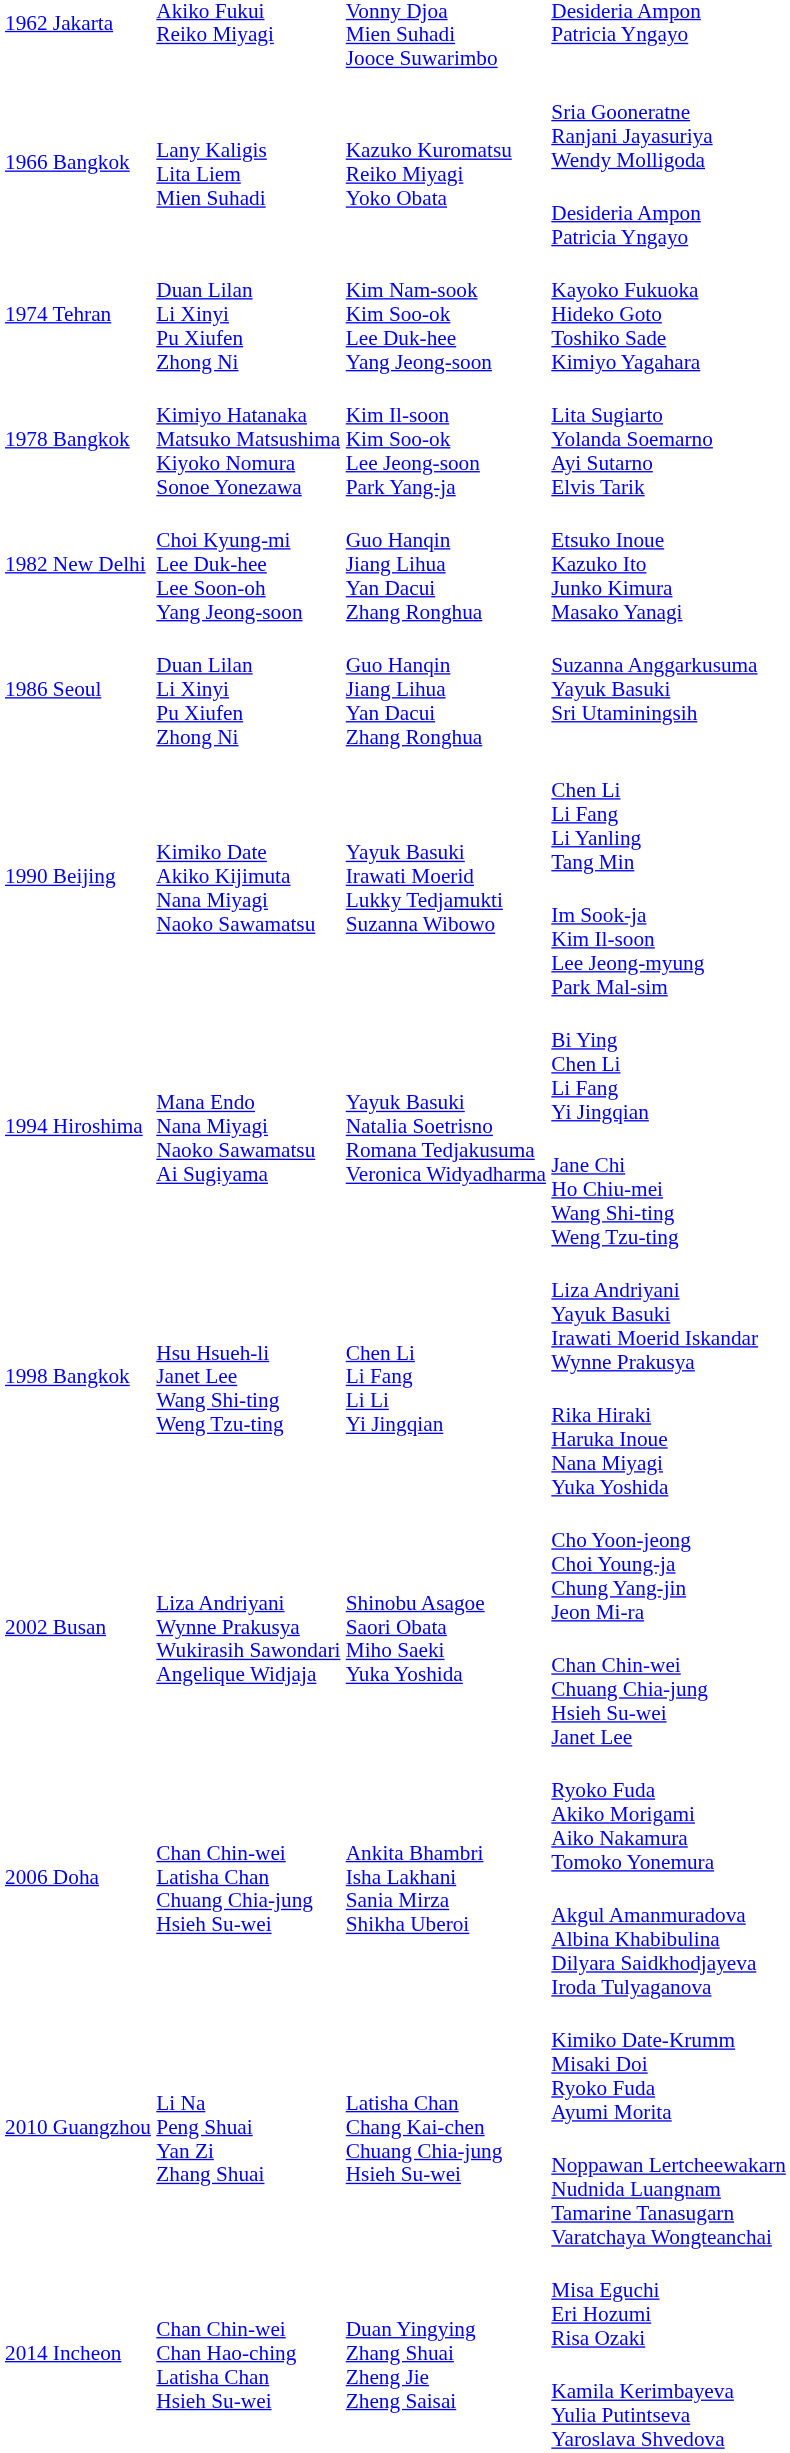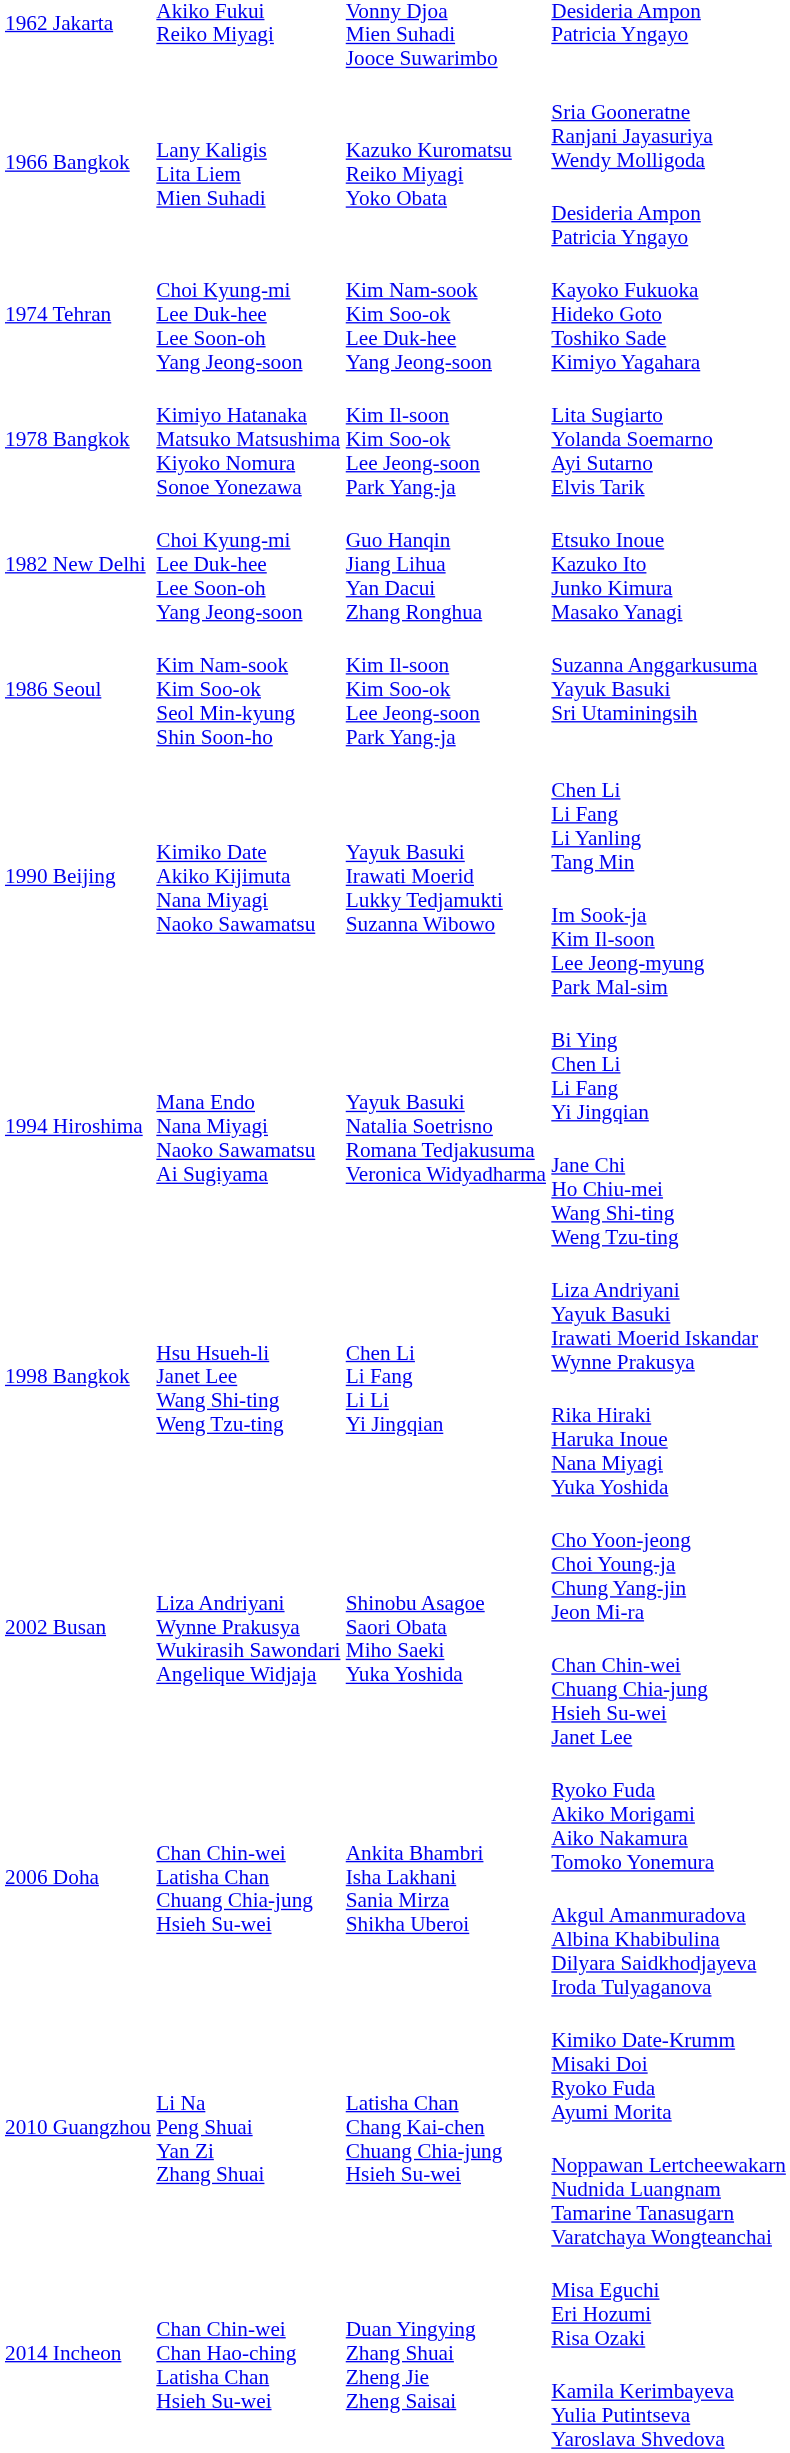(204, 325) Duan Lilan Li Xinyi Pu Xiufen Zhong Ni -> (229, 325) Choi Kyung-mi Lee Duk-hee Lee Soon-oh Yang Jeong-soon
(204, 701) Duan Lilan Li Xinyi Pu Xiufen Zhong Ni -> (226, 701) Kim Nam-sook Kim Soo-ok Seol Min-kyung Shin Soon-ho
(414, 701) Guo Hanqin Jiang Lihua Yan Dacui Zhang Ronghua -> (413, 701) Kim Il-soon Kim Soo-ok Lee Jeong-soon Park Yang-ja
